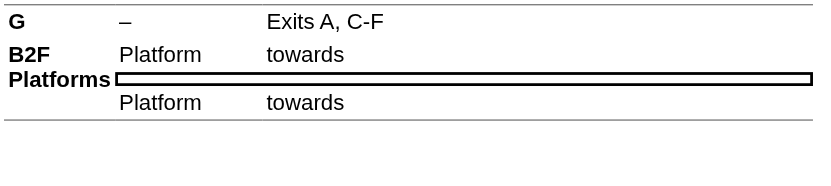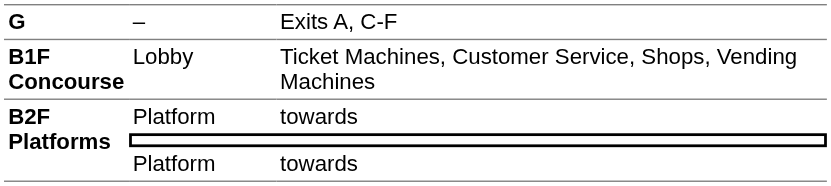+ row: (163, 56)
